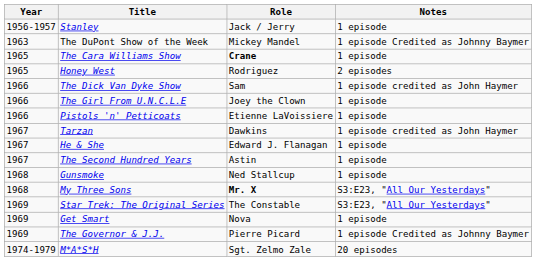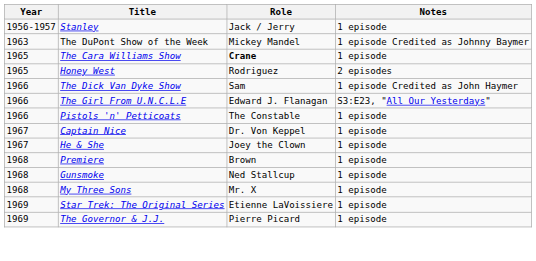(428, 86) 1 episode credited as John Haymer -> (428, 86) 1 episode Credited as John Haymer
(267, 101) Joey the Clown -> (278, 101) Edward J. Flanagan
(362, 101) 1 episode -> (414, 101) S3:E23, "All Our Yesterdays"
(281, 116) Etienne LaVoissiere -> (264, 116) The Constable
+ row: (93, 130)
- row: (77, 130)
(278, 145) Edward J. Flanagan -> (267, 145) Joey the Clown
- row: (126, 160)
+ row: (82, 160)
(243, 190) bold -> (243, 190) normal
(414, 190) S3:E23, "All Our Yesterdays" -> (362, 190) 1 episode
(264, 205) The Constable -> (281, 205) Etienne LaVoissiere
(414, 205) S3:E23, "All Our Yesterdays" -> (362, 205) 1 episode
- row: (85, 219)
(433, 234) 1 episode Credited as Johnny Baymer -> (362, 219) 1 episode
- row: (79, 249)
